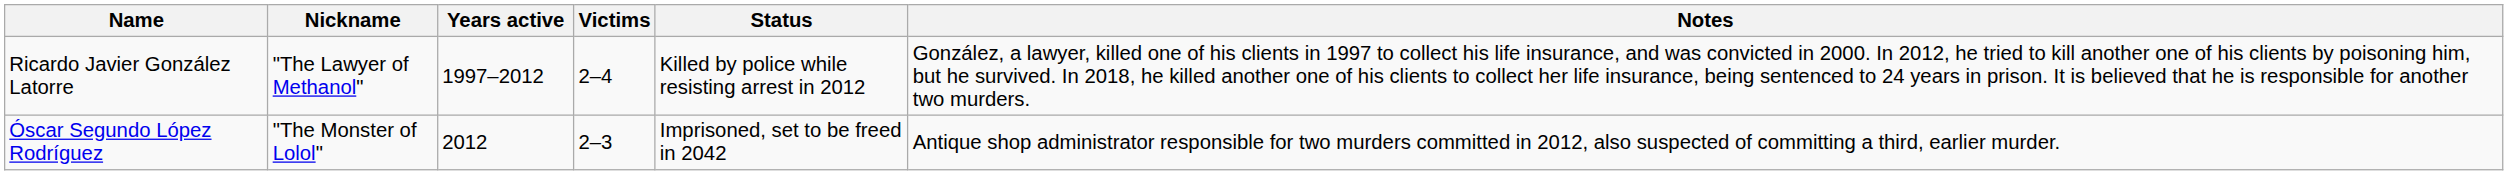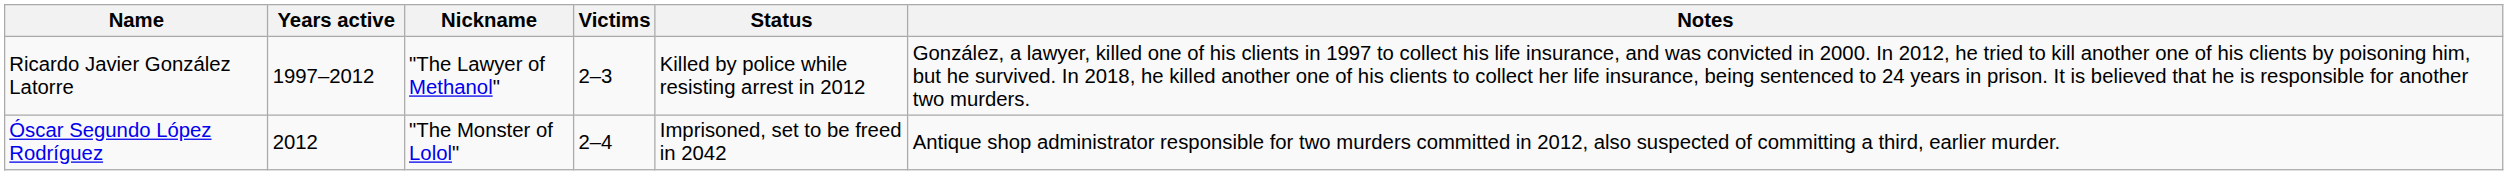columns swapped: (353, 20) <-> (506, 20)
(595, 75) 2–4 -> (595, 75) 2–3
(595, 142) 2–3 -> (595, 142) 2–4
